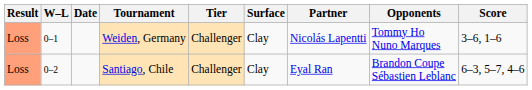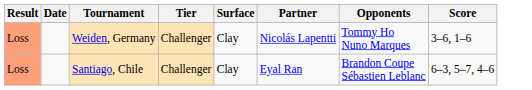- column: (56, 13)
